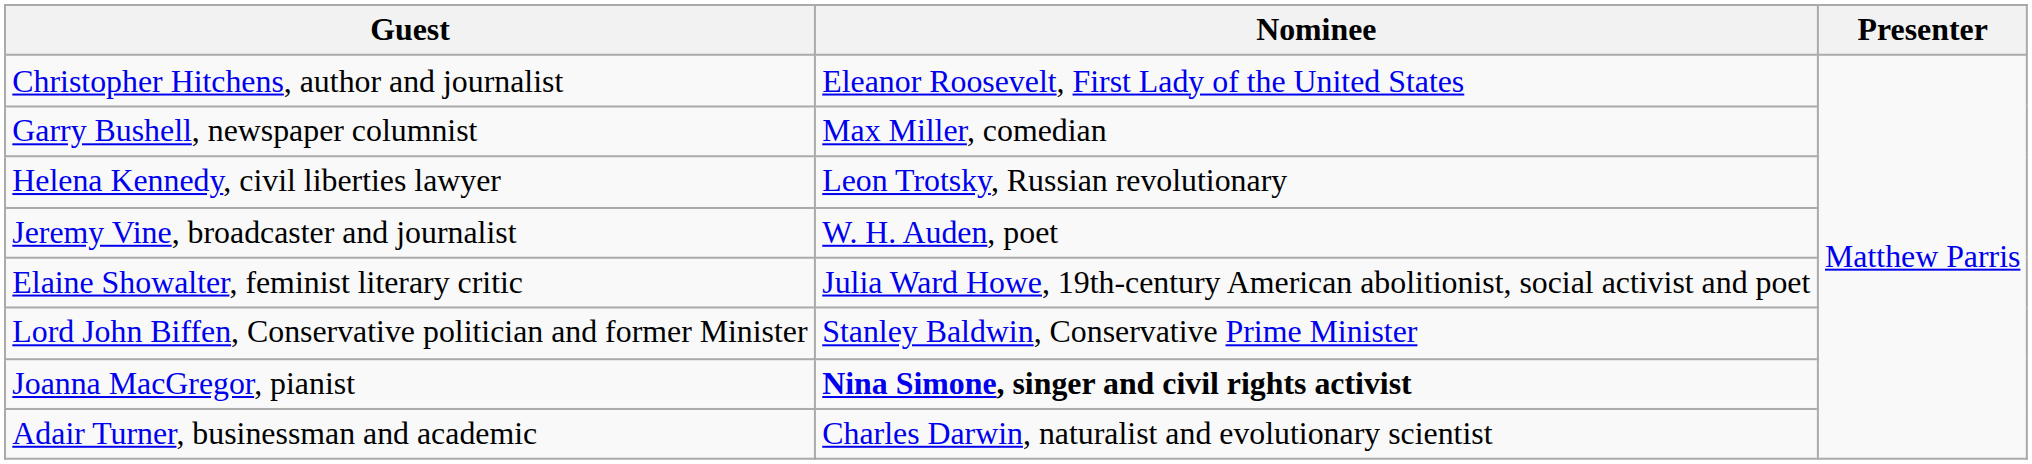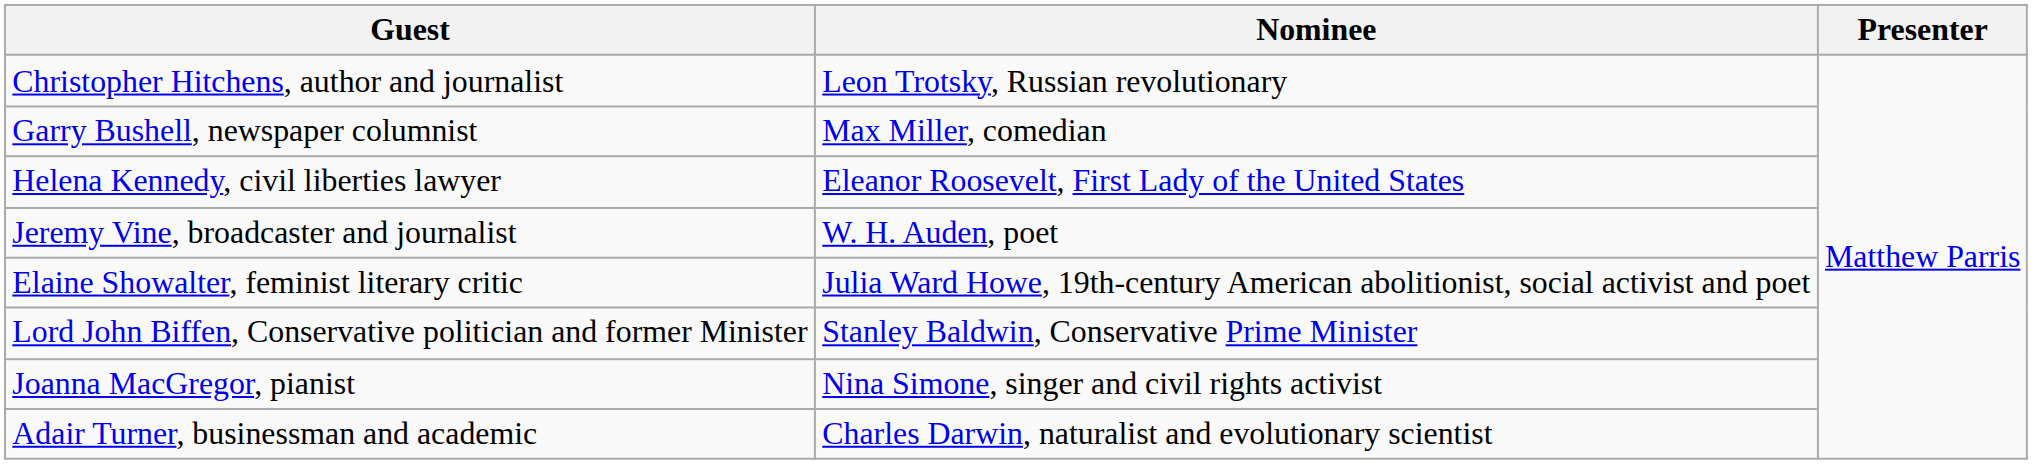(1143, 80) Eleanor Roosevelt, First Lady of the United States -> (1055, 80) Leon Trotsky, Russian revolutionary
(1055, 181) Leon Trotsky, Russian revolutionary -> (1143, 181) Eleanor Roosevelt, First Lady of the United States
(1117, 383) bold -> (1102, 383) normal
